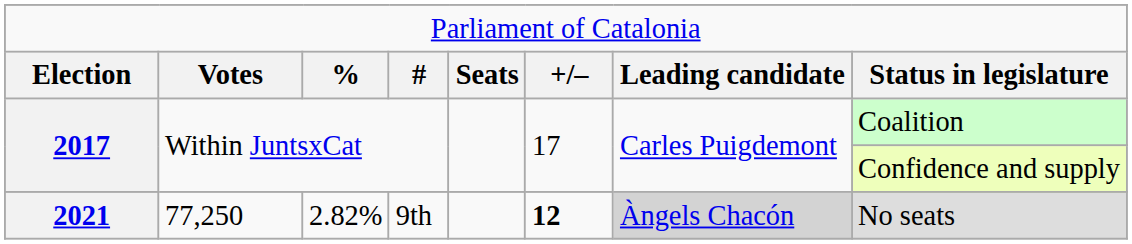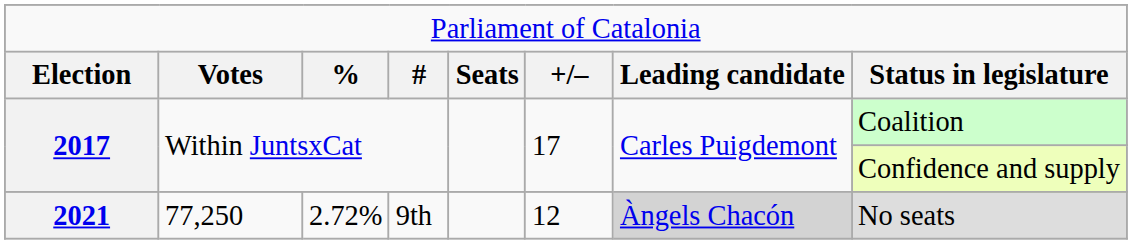(346, 215) 2.82% -> (346, 215) 2.72%
(546, 215) bold -> (546, 215) normal
